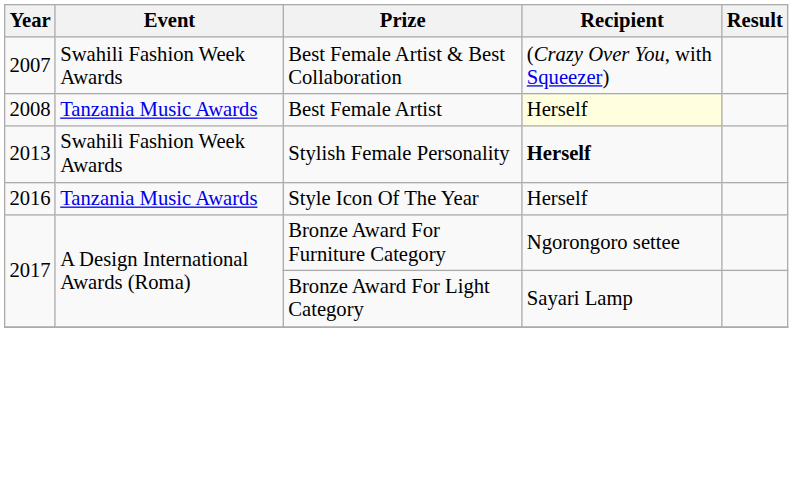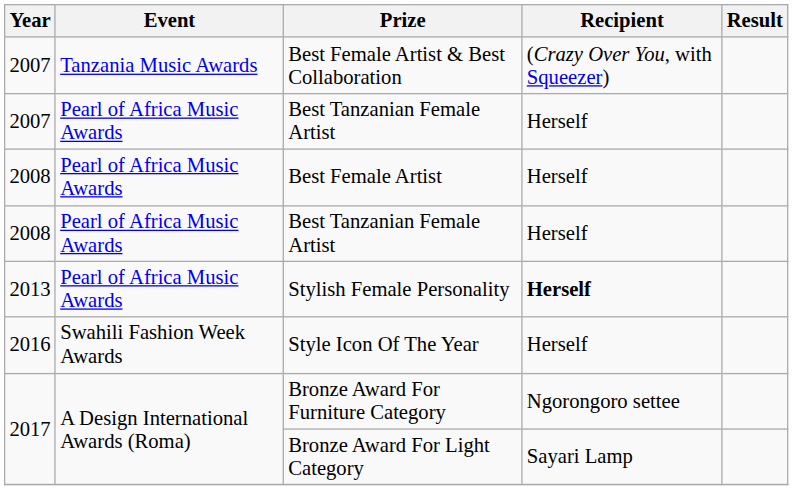(153, 65) Swahili Fashion Week Awards -> (159, 65) Tanzania Music Awards
+ row: (30, 121)
(159, 109) Tanzania Music Awards -> (149, 177) Pearl of Africa Music Awards
(557, 109) lightyellow background -> (557, 177) no background
+ row: (30, 233)
(153, 153) Swahili Fashion Week Awards -> (149, 289) Pearl of Africa Music Awards
(159, 198) Tanzania Music Awards -> (153, 344) Swahili Fashion Week Awards
